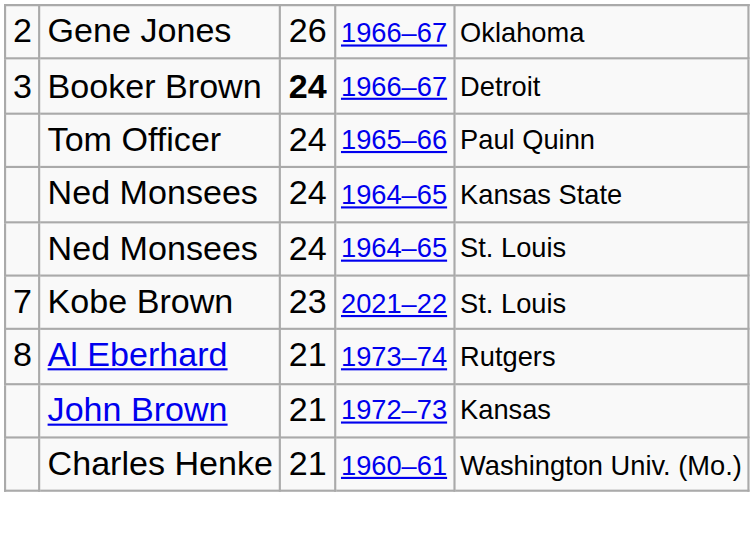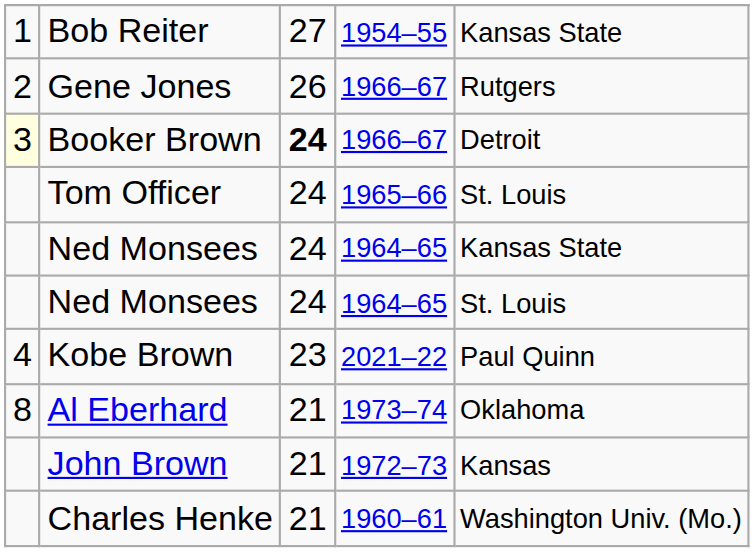+ row: (128, 31)
(522, 32) Oklahoma -> (508, 86) Rutgers
(22, 85) no background -> (22, 139) lightyellow background
(528, 140) Paul Quinn -> (513, 194) St. Louis
(22, 301) 7 -> (22, 355) 4
(513, 302) St. Louis -> (528, 356) Paul Quinn
(508, 356) Rutgers -> (522, 410) Oklahoma
